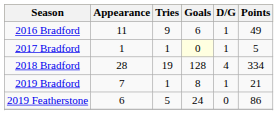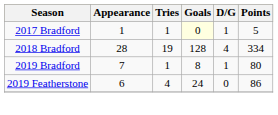- row: (48, 30)
(256, 83) 21 -> (256, 65) 80
(167, 100) 5 -> (167, 83) 4
